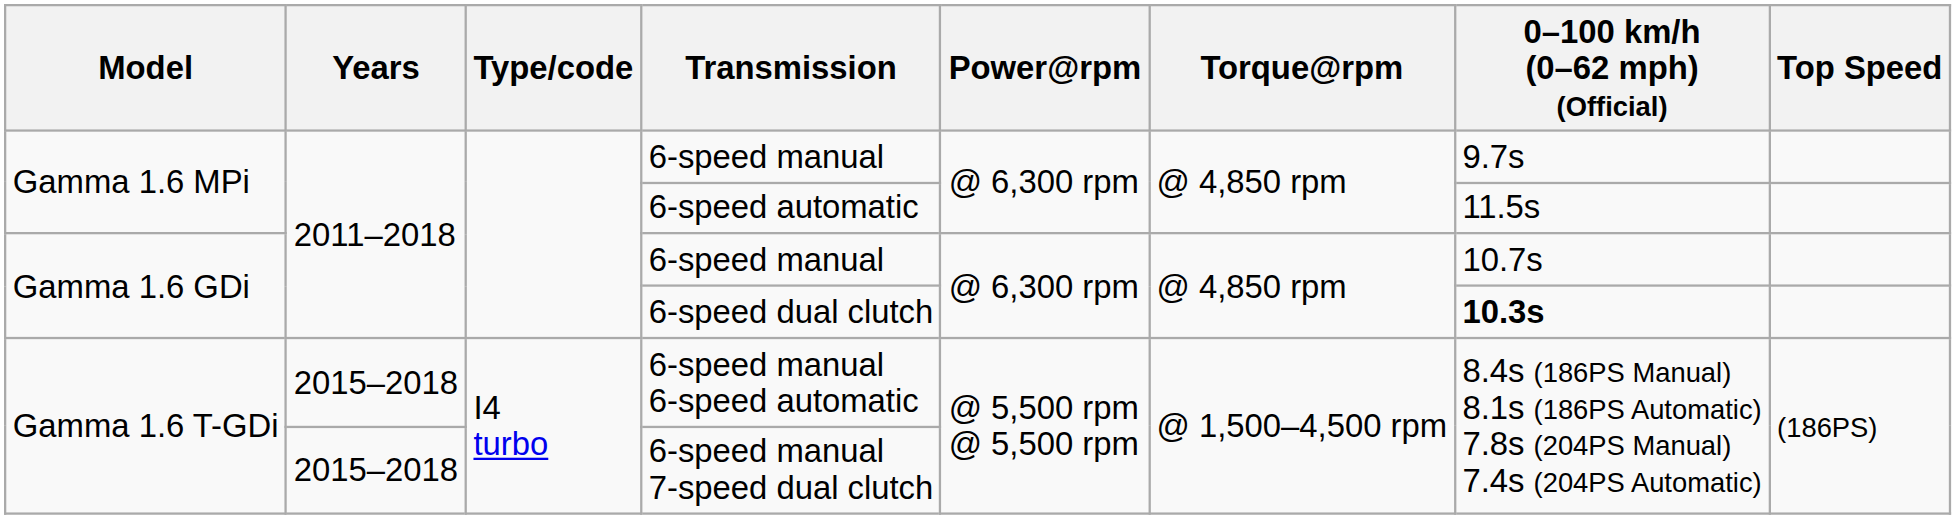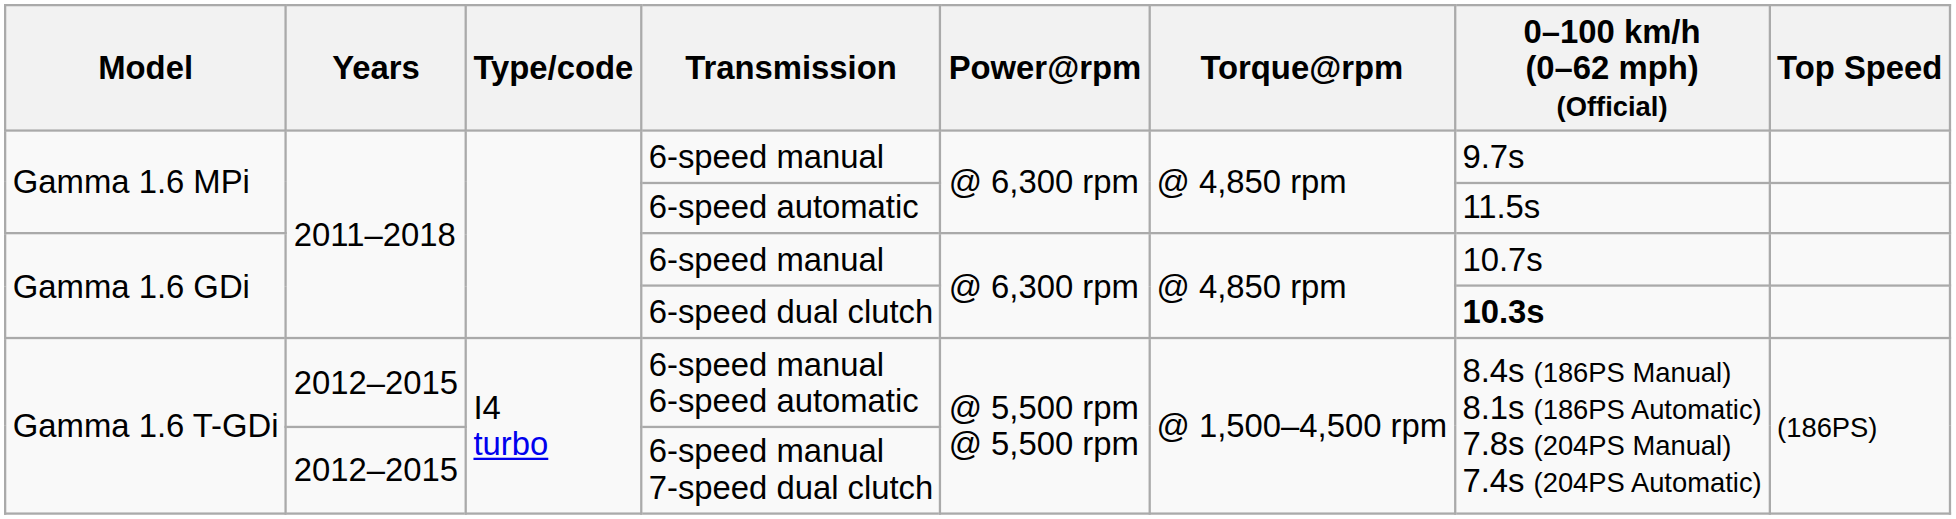(376, 382) 2015–2018 -> (376, 382) 2012–2015
(376, 470) 2015–2018 -> (376, 470) 2012–2015
